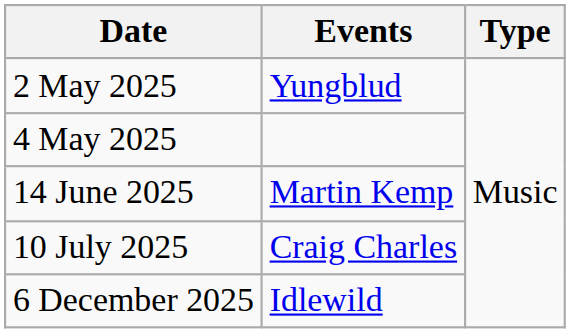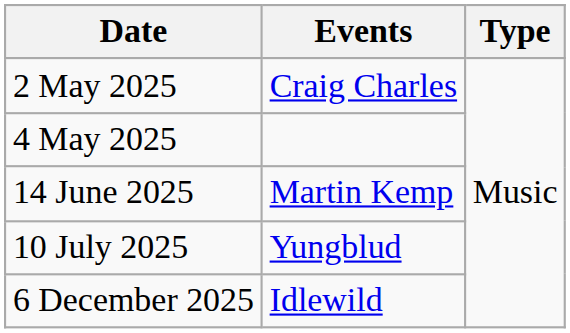(336, 85) Yungblud -> (363, 85) Craig Charles
(363, 246) Craig Charles -> (336, 246) Yungblud
